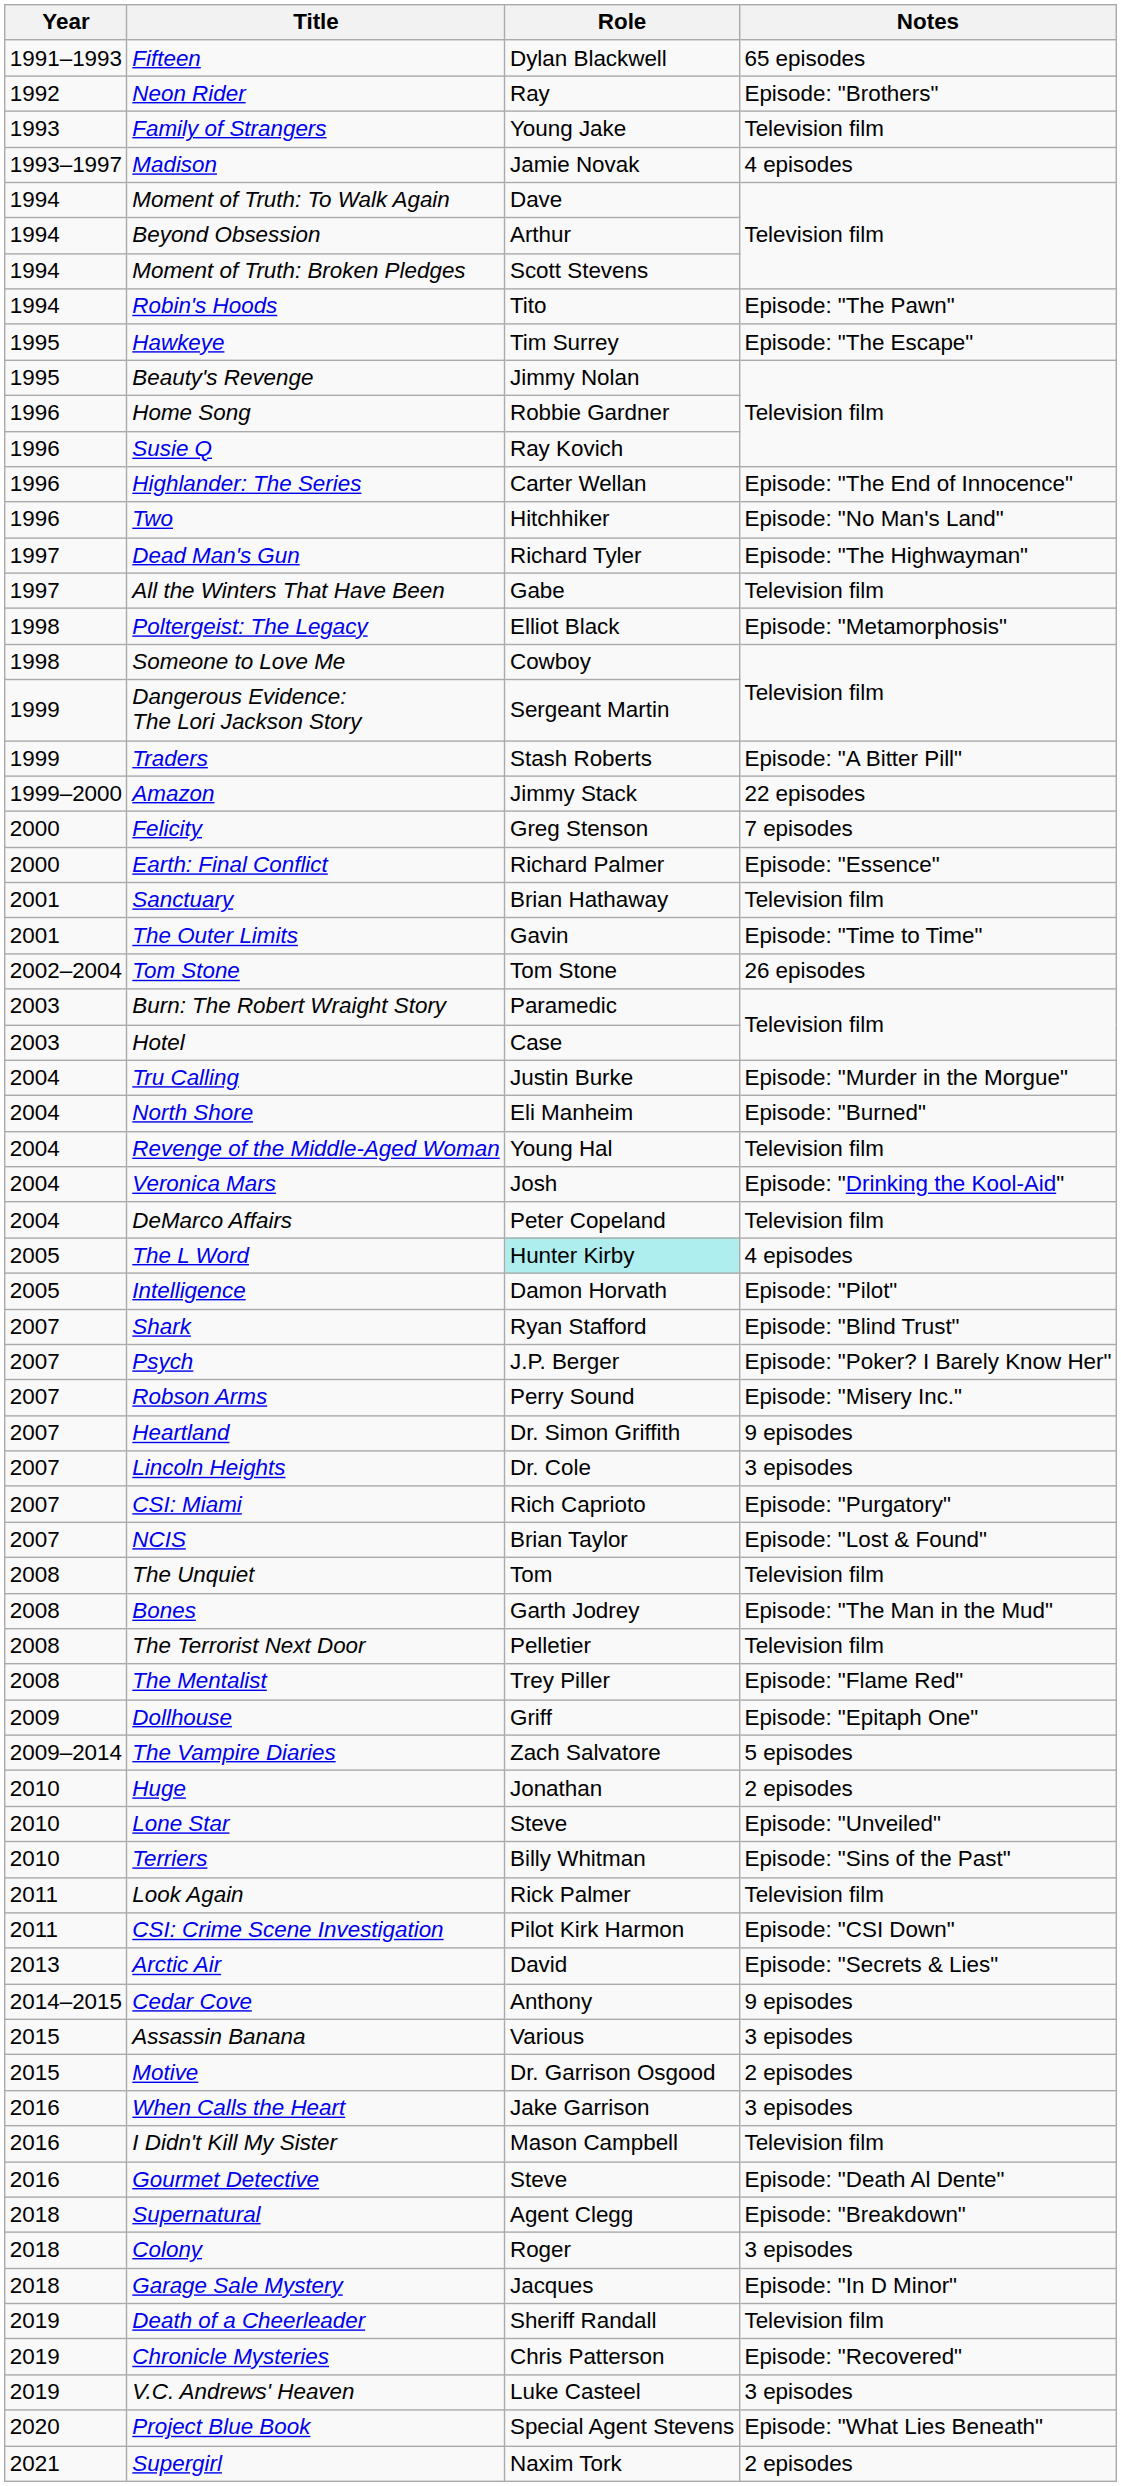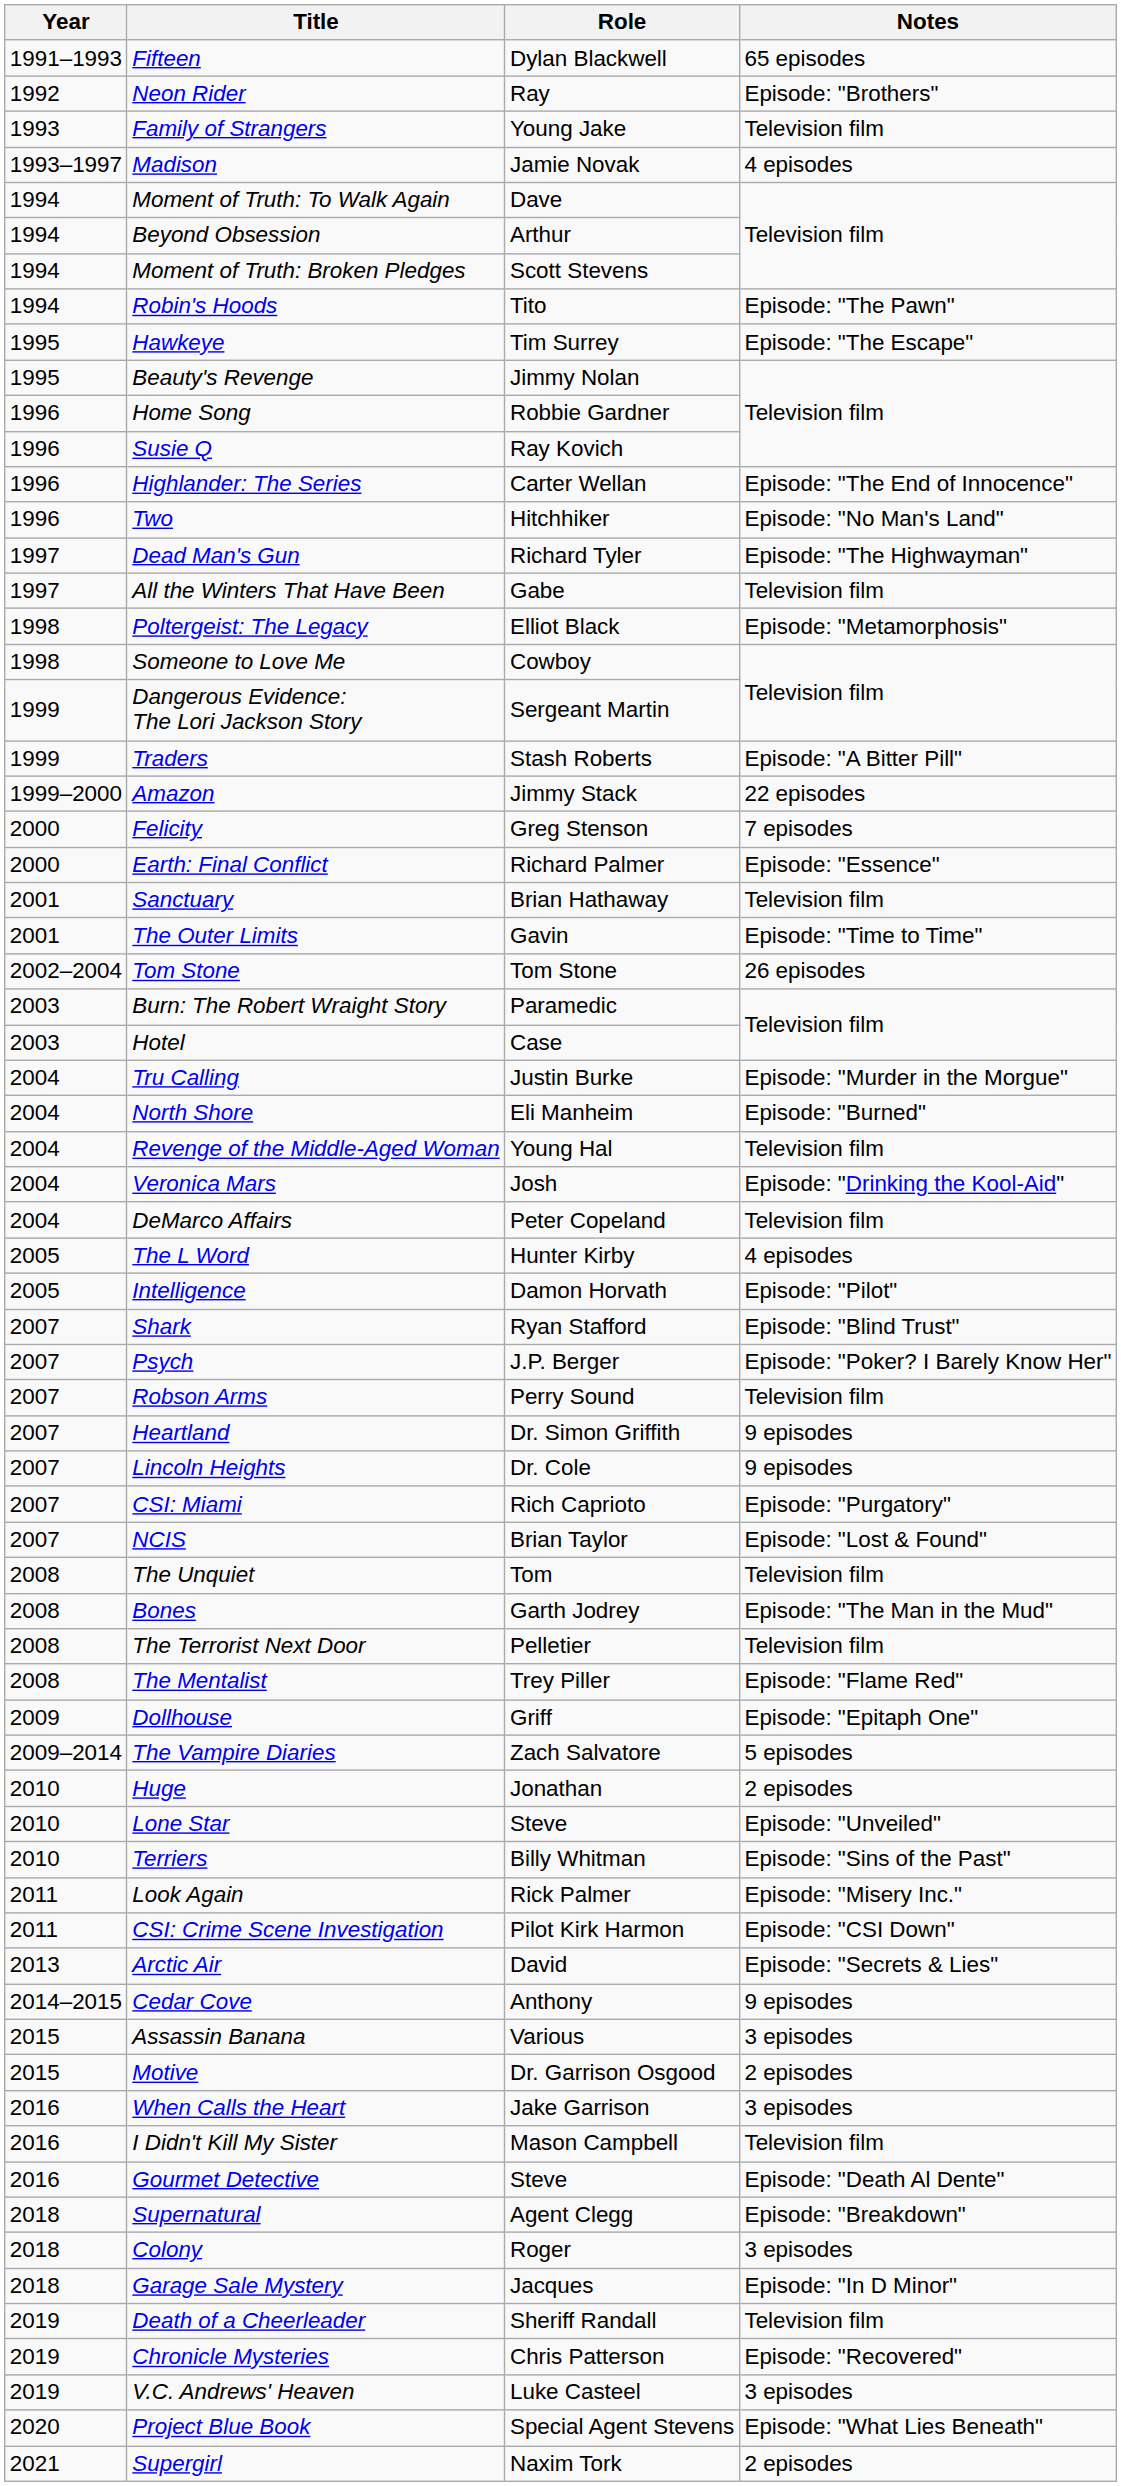(572, 1255) paleturquoise background -> (572, 1255) no background
(853, 1397) Episode: "Misery Inc." -> (814, 1397) Television film
(799, 1468) 3 episodes -> (799, 1468) 9 episodes
(814, 1894) Television film -> (853, 1894) Episode: "Misery Inc."
